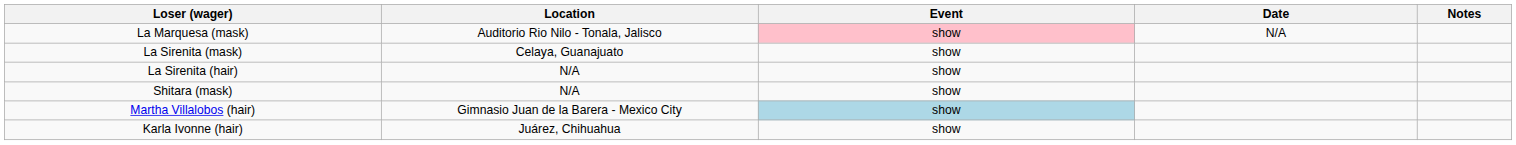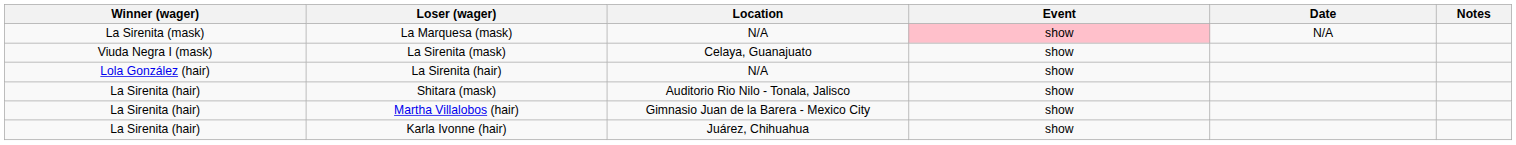+ column: (155, 14)
(570, 33) Auditorio Rio Nilo - Tonala, Jalisco -> (758, 33) N/A
(570, 91) N/A -> (758, 91) Auditorio Rio Nilo - Tonala, Jalisco
(946, 110) lightblue background -> (1059, 110) no background
